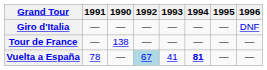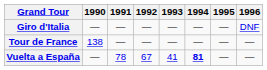columns swapped: (121, 12) <-> (95, 12)
(146, 57) lightblue background -> (146, 57) no background
